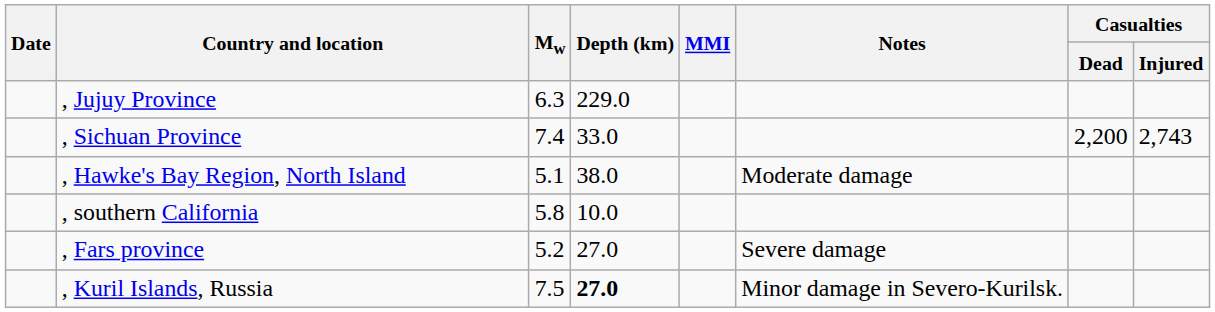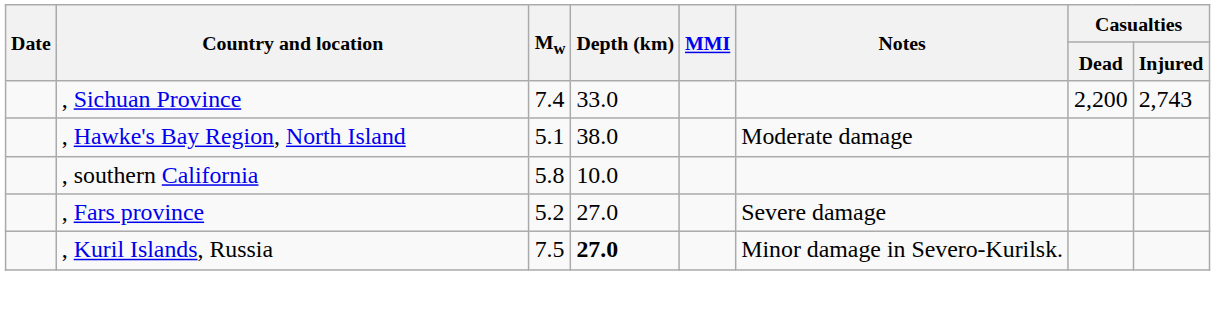- row: (139, 99)
